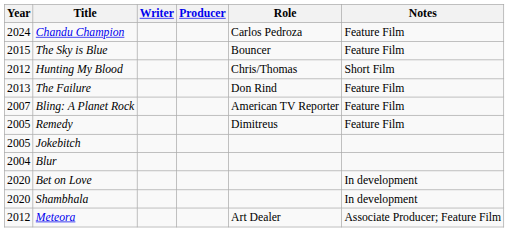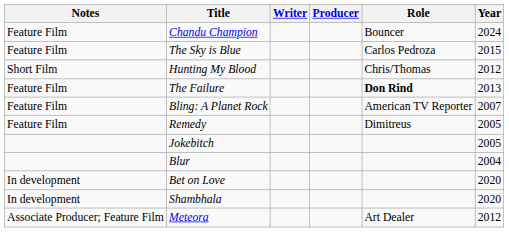columns swapped: (19, 13) <-> (423, 13)
(267, 32) Carlos Pedroza -> (384, 32) Bouncer
(251, 50) Bouncer -> (400, 50) Carlos Pedroza
(254, 87) normal -> (389, 87) bold
